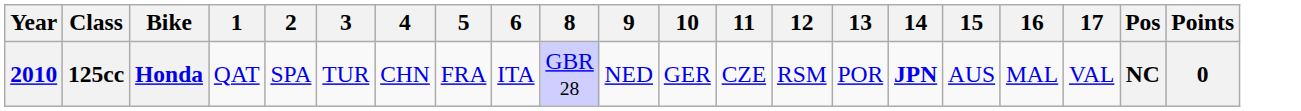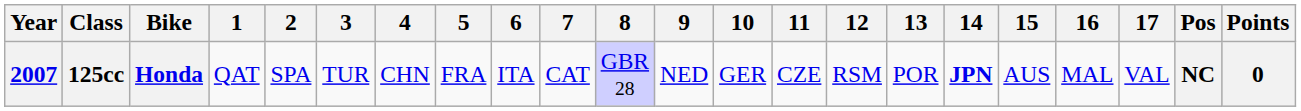+ column: (568, 23)
(34, 73) 2010 -> (34, 73) 2007
